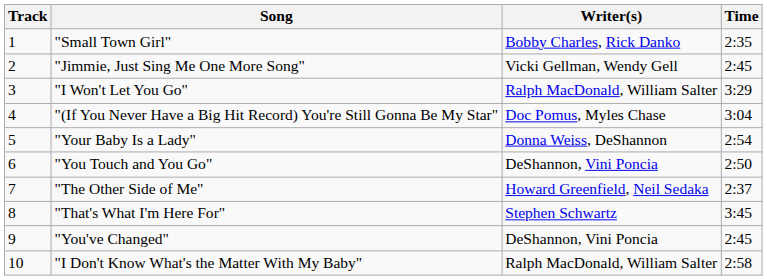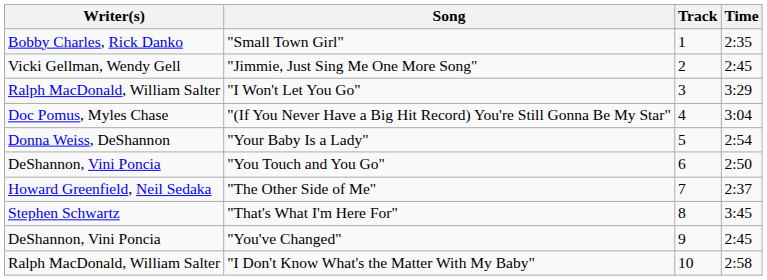columns swapped: (28, 16) <-> (611, 16)
